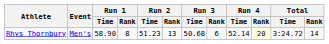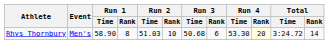(150, 33) 51.23 -> (150, 33) 51.03
(172, 33) 13 -> (172, 33) 10
(239, 33) 52.14 -> (239, 33) 53.30
